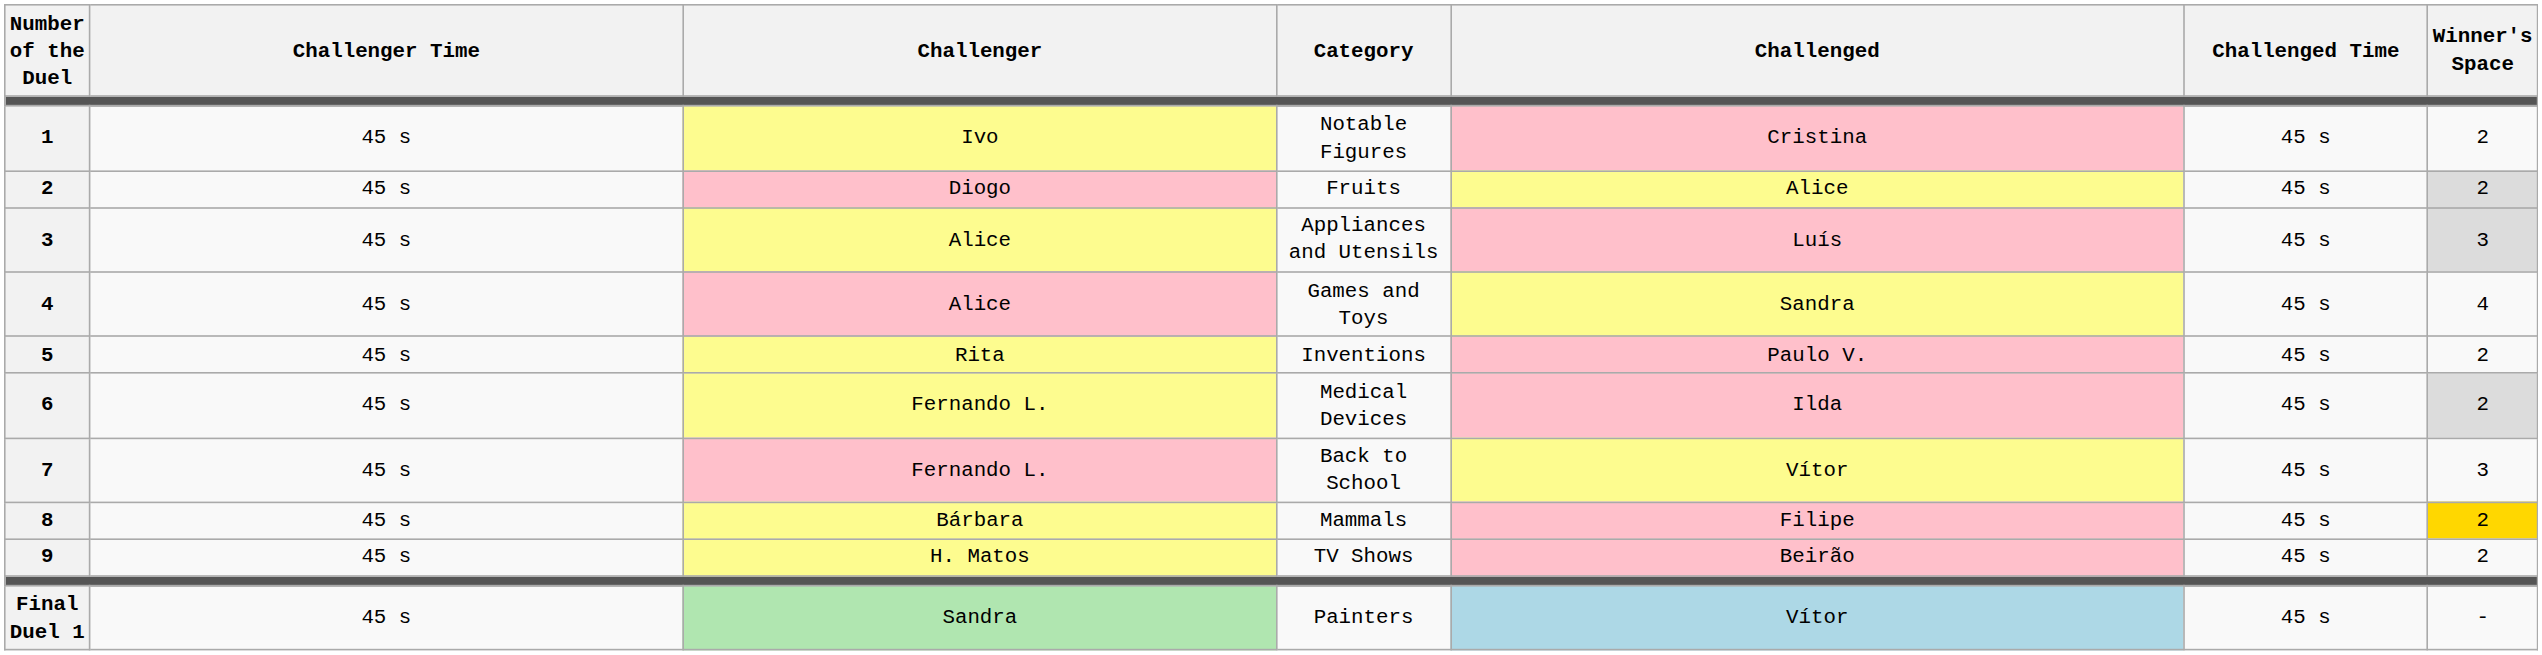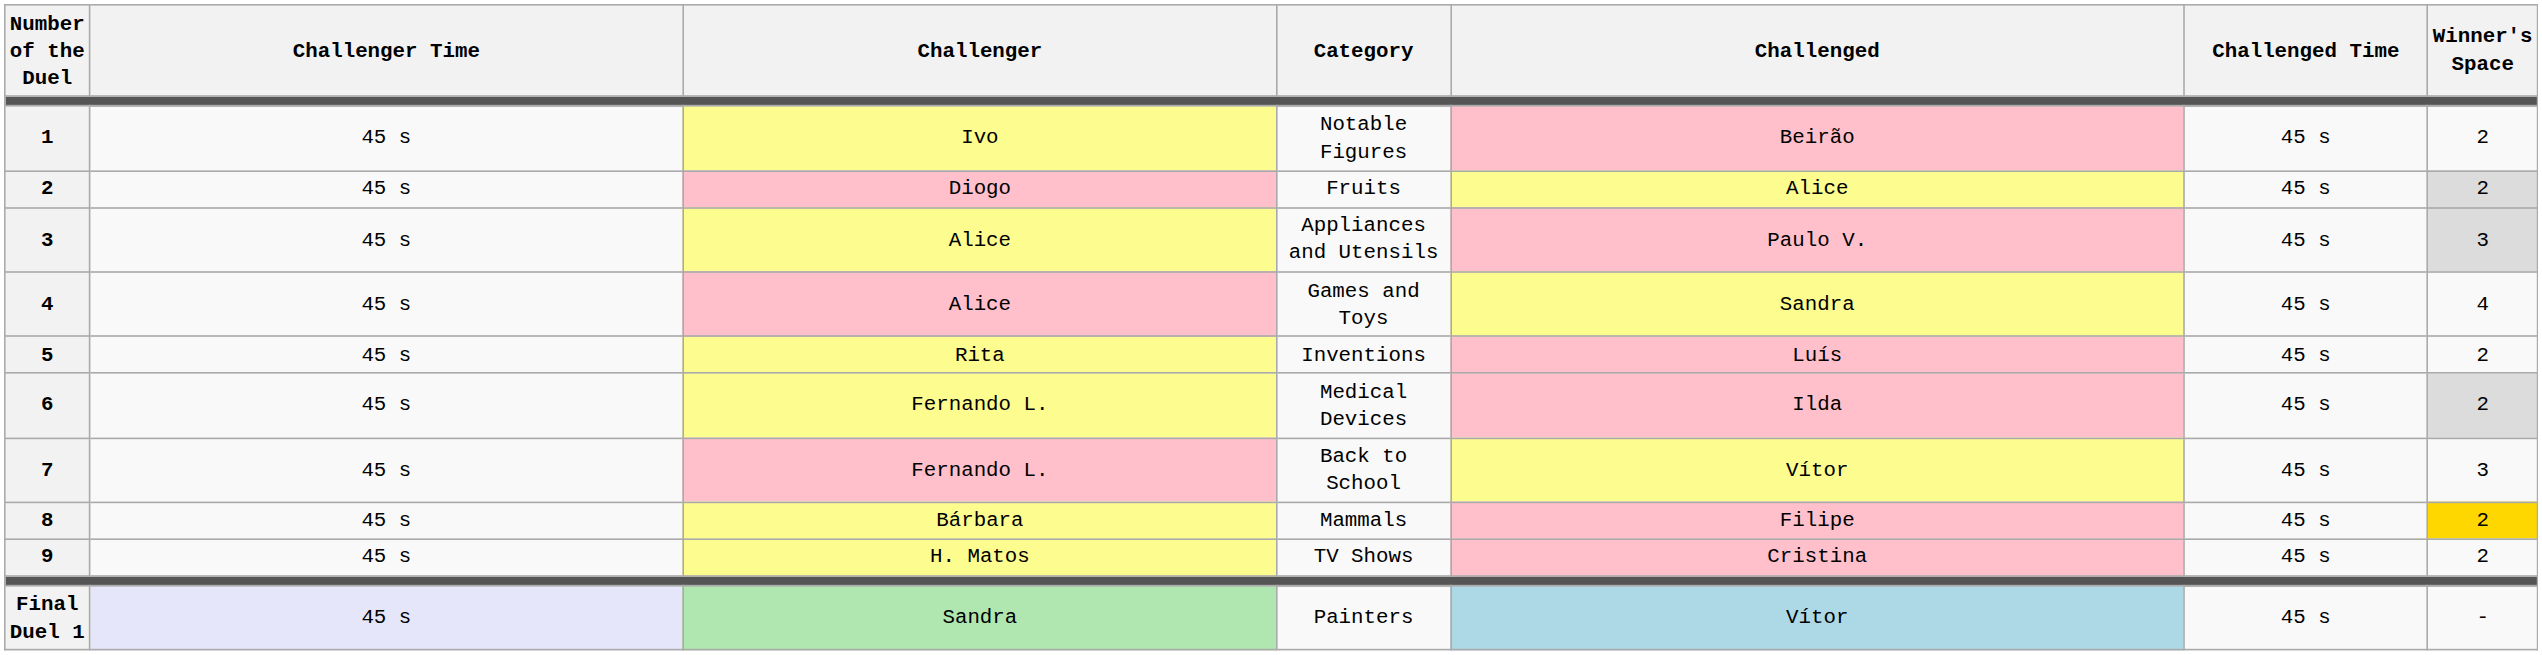(1817, 138) Cristina -> (1817, 138) Beirão
(1817, 240) Luís -> (1817, 240) Paulo V.
(1817, 355) Paulo V. -> (1817, 355) Luís
(1817, 558) Beirão -> (1817, 558) Cristina
(386, 618) no background -> (386, 618) lavender background
